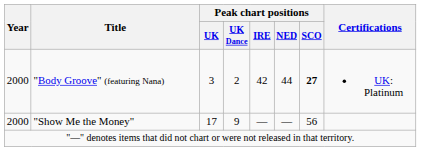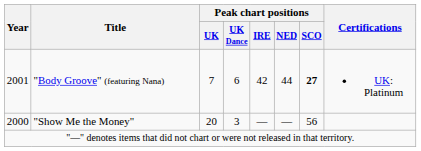(18, 81) 2000 -> (18, 81) 2001
(211, 81) 3 -> (211, 81) 7
(237, 81) 2 -> (237, 81) 6
(211, 121) 17 -> (211, 121) 20
(237, 121) 9 -> (237, 121) 3
